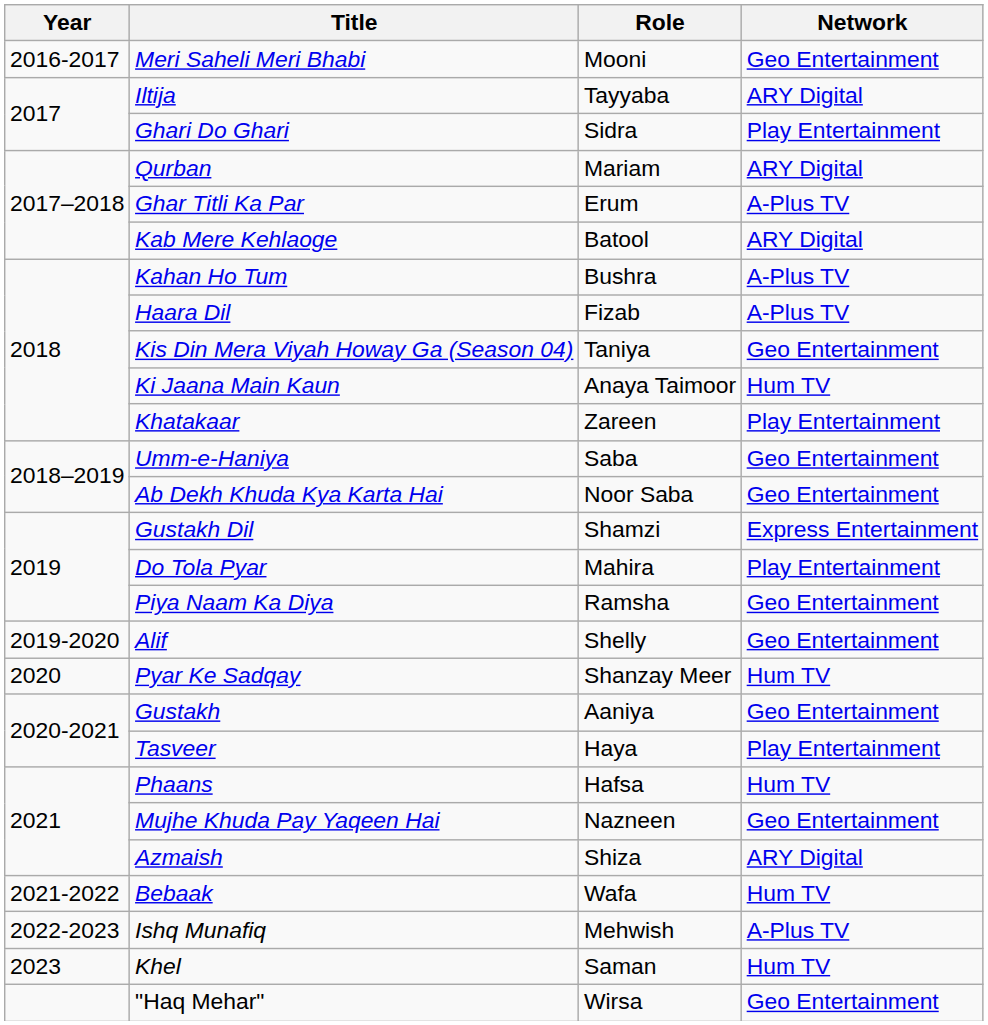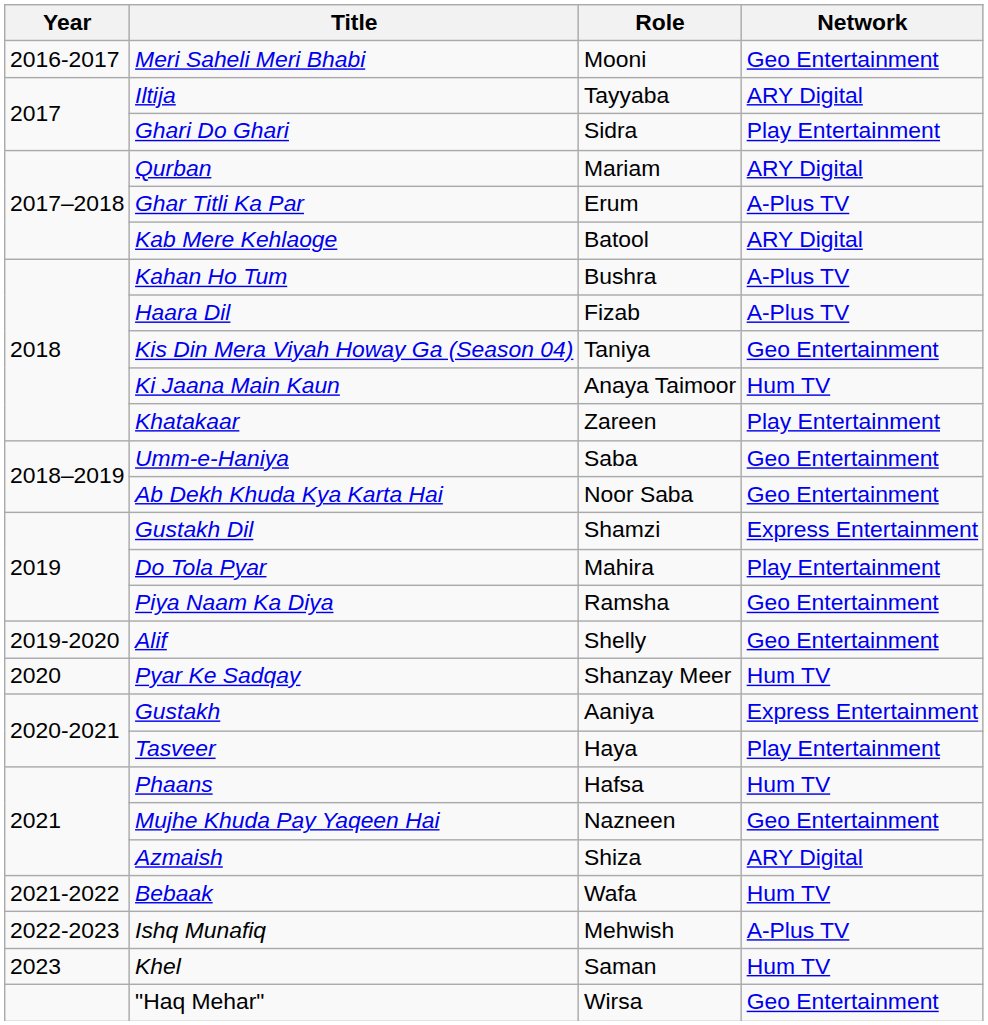(843, 712) Geo Entertainment -> (862, 712) Express Entertainment
